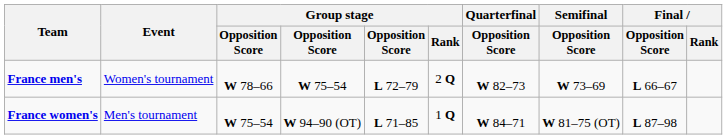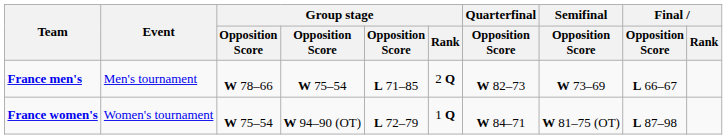(159, 79) Women's tournament -> (151, 79) Men's tournament
(396, 86) L 72–79 -> (396, 86) L 71–85
(151, 115) Men's tournament -> (159, 115) Women's tournament
(396, 123) L 71–85 -> (396, 123) L 72–79
